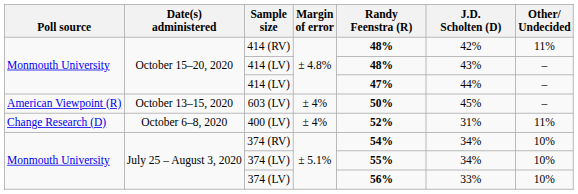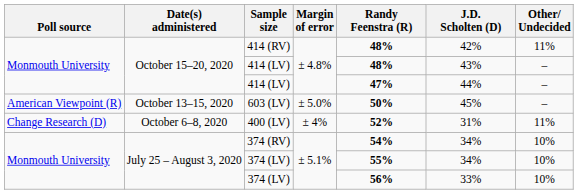(315, 103) ± 4% -> (315, 103) ± 5.0%
